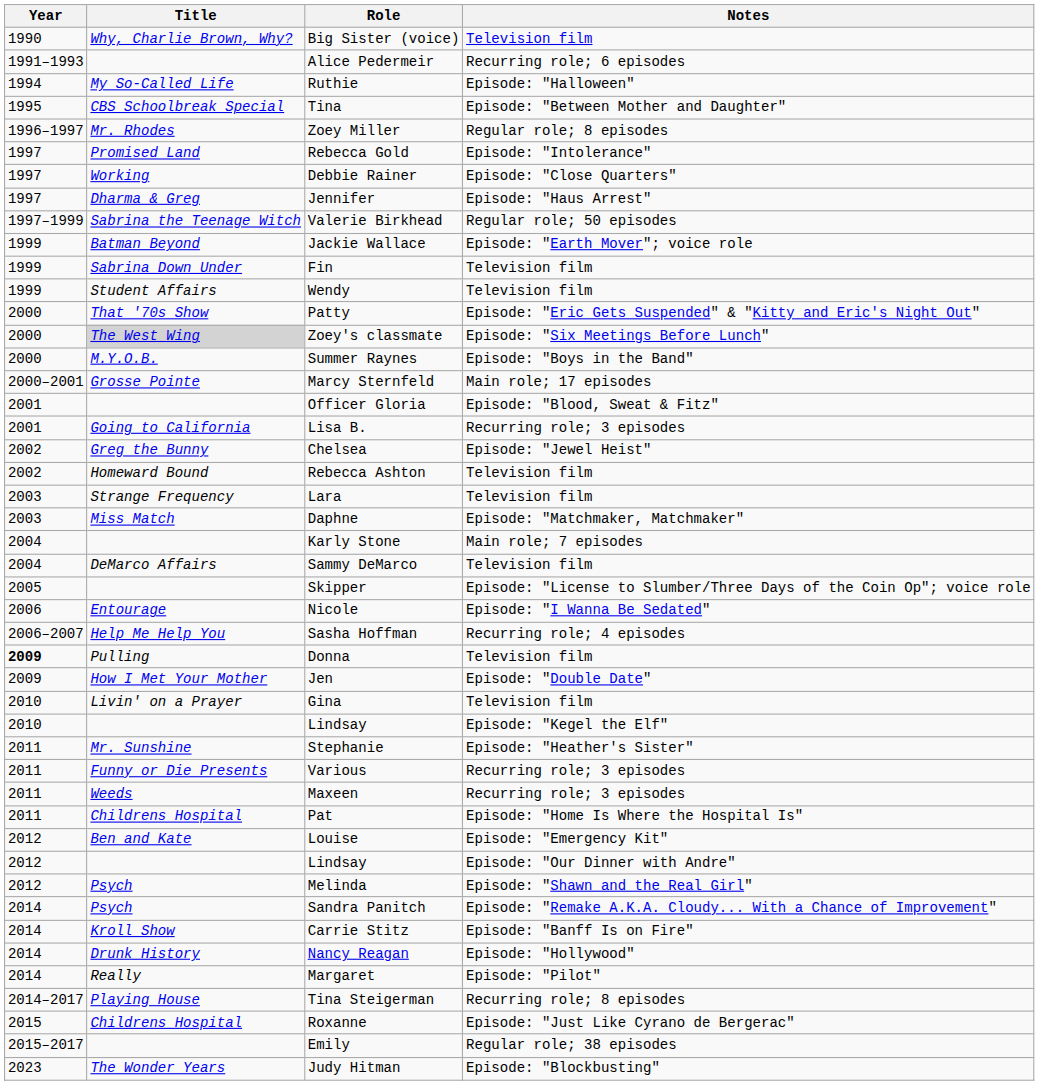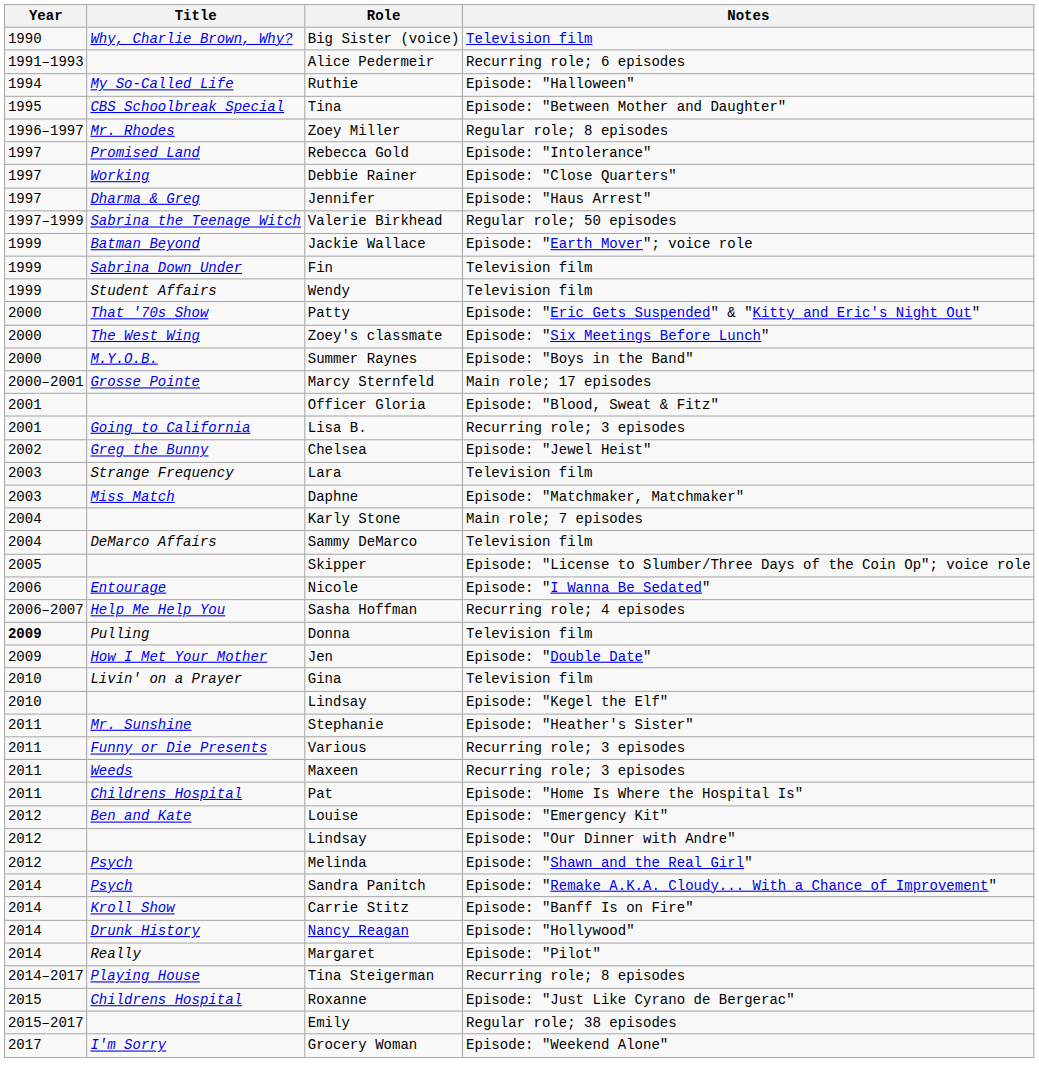(145, 336) lightgrey background -> (145, 336) no background
- row: (367, 474)
+ row: (363, 1046)
- row: (354, 1069)
